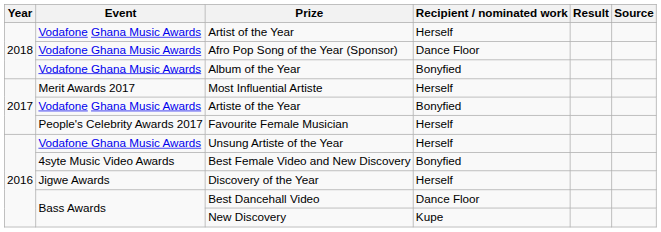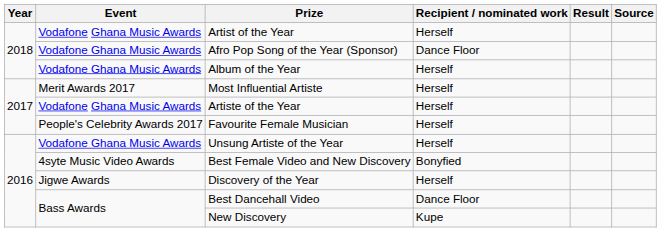(439, 69) Bonyfied -> (434, 69) Herself
(439, 106) Bonyfied -> (434, 106) Herself
